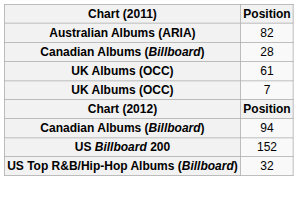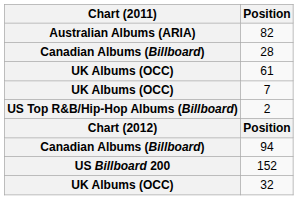+ row: (267, 109)
(122, 166) US Top R&B/Hip-Hop Albums (Billboard) -> (122, 185) UK Albums (OCC)
